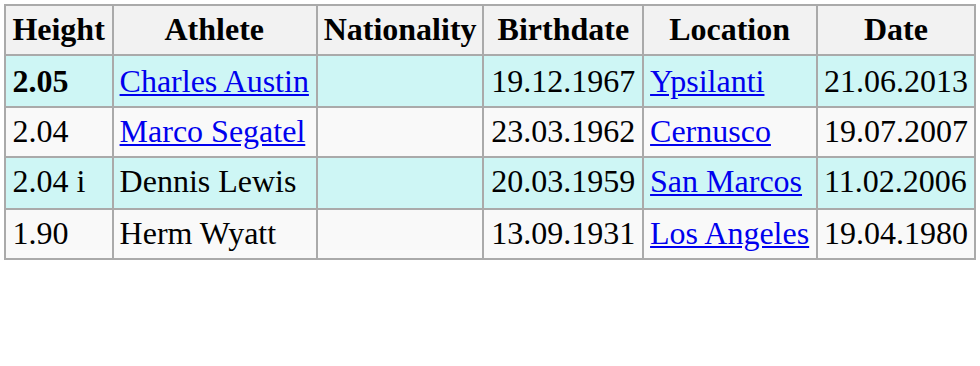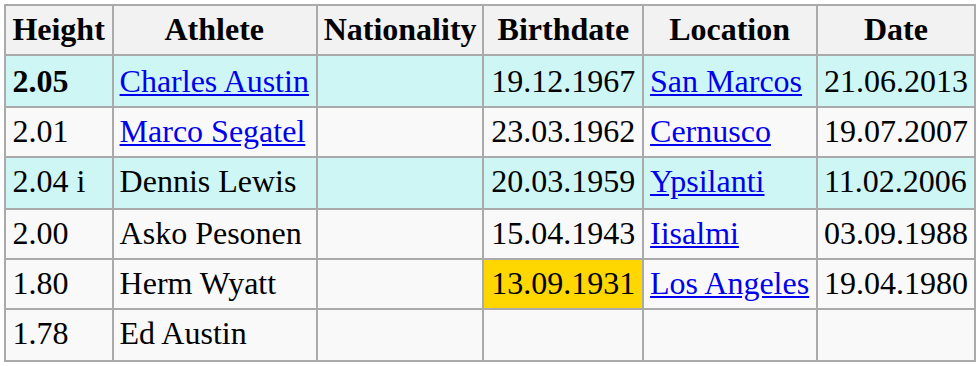(707, 80) Ypsilanti -> (726, 80) San Marcos
(40, 131) 2.04 -> (40, 131) 2.01
(726, 182) San Marcos -> (707, 182) Ypsilanti
+ row: (211, 232)
(40, 232) 1.90 -> (40, 283) 1.80
(563, 232) no background -> (563, 283) gold background
+ row: (183, 334)
